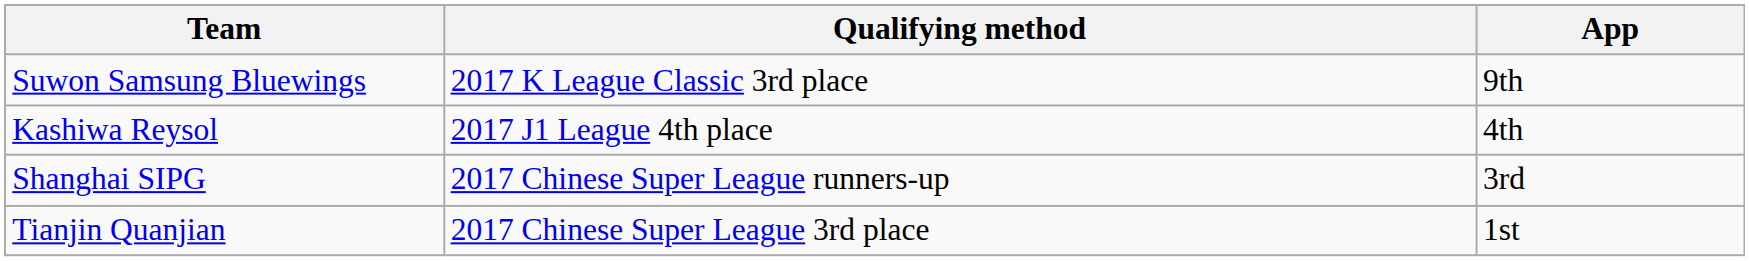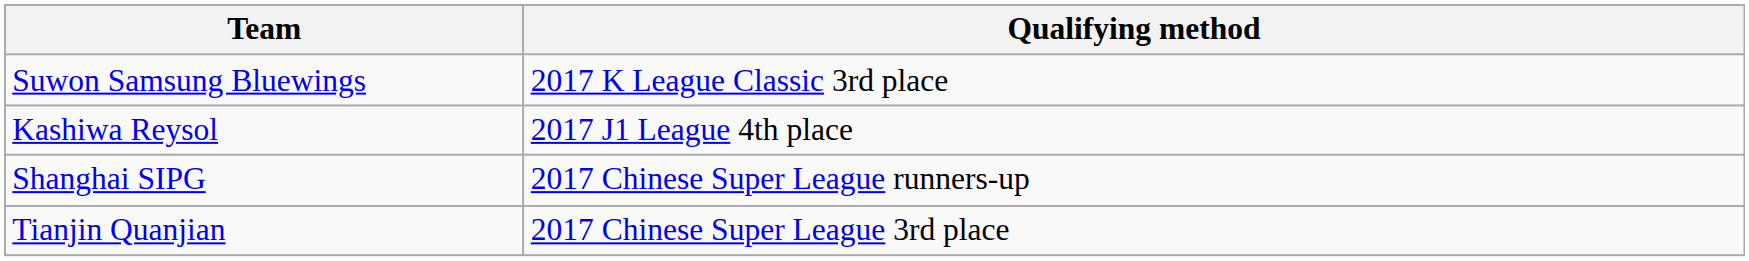- column: (1610, 29)
